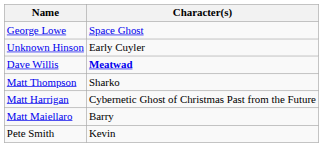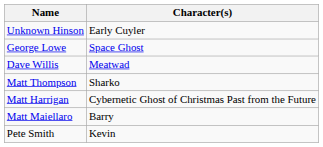rows swapped: (37, 30) <-> (45, 47)
(111, 64) bold -> (109, 64) normal
